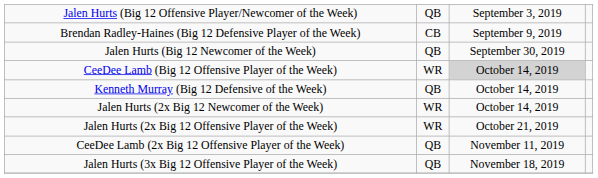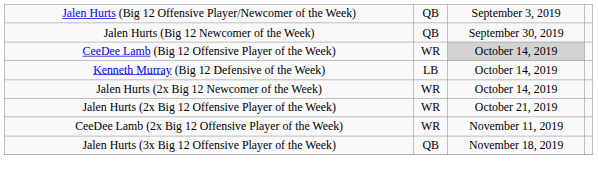- row: (210, 32)
(433, 88) QB -> (431, 70) LB
(433, 145) QB -> (431, 126) WR
